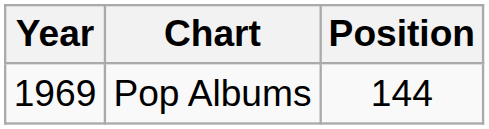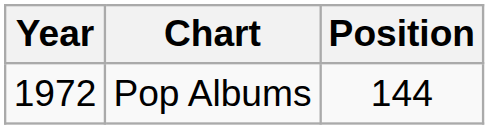(55, 92) 1969 -> (55, 92) 1972
